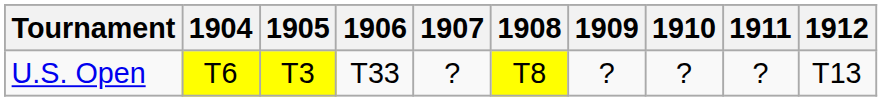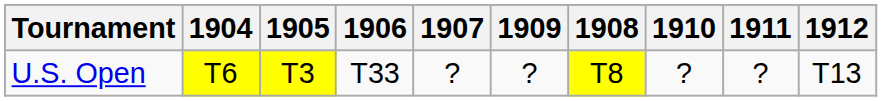columns swapped: (530, 28) <-> (607, 28)
